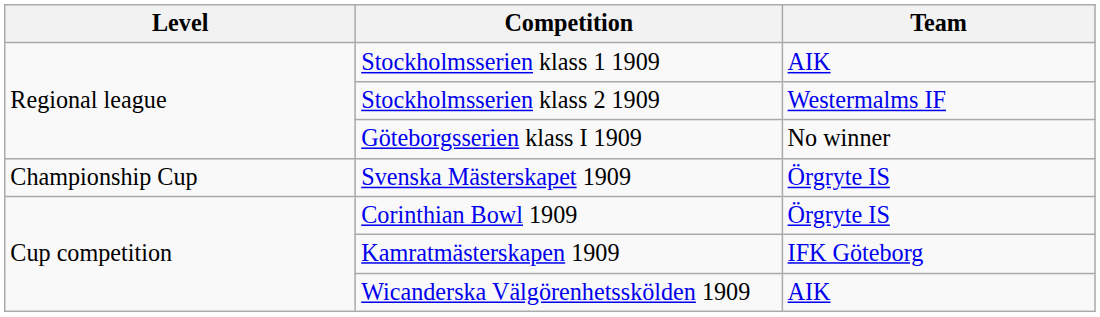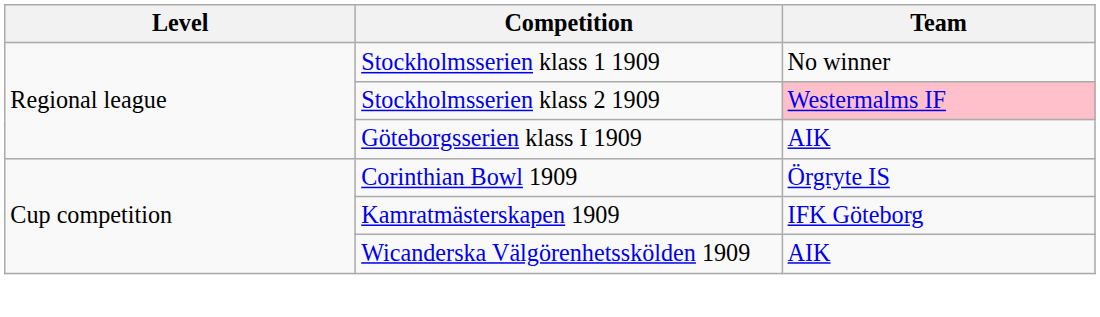(809, 61) AIK -> (839, 61) No winner
(867, 100) no background -> (867, 100) pink background
(839, 138) No winner -> (809, 138) AIK
- row: (496, 176)
